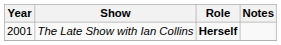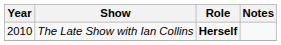(20, 31) 2001 -> (20, 31) 2010
